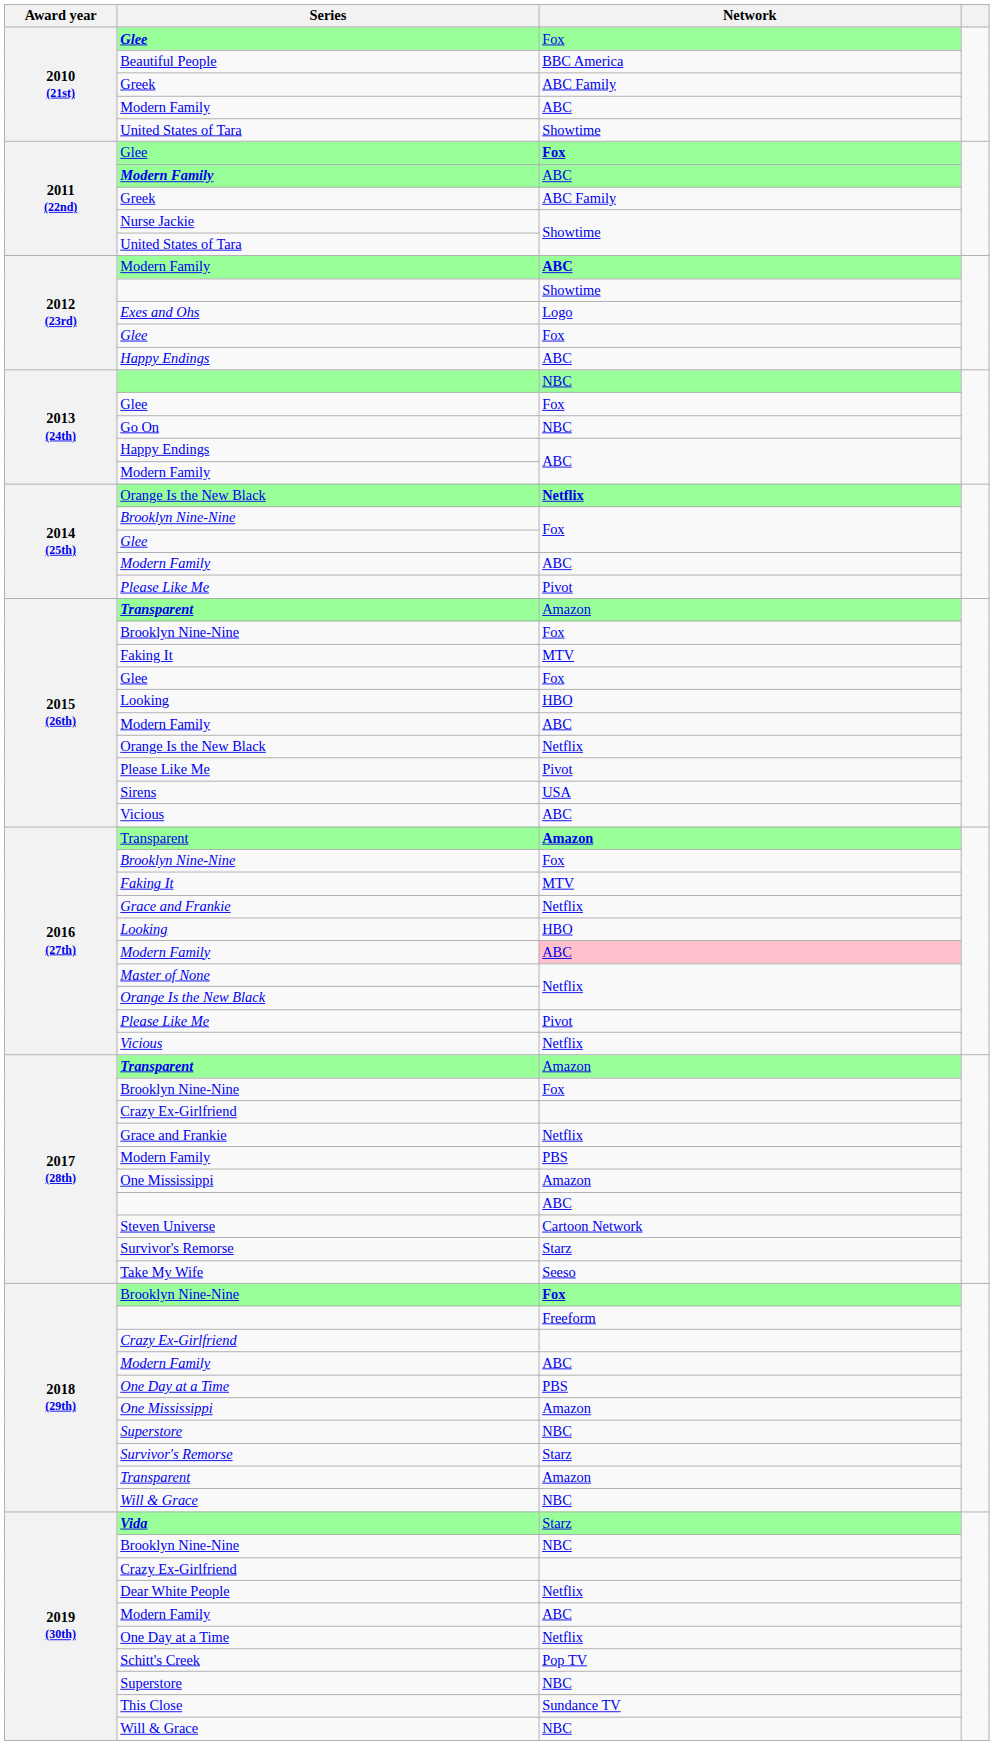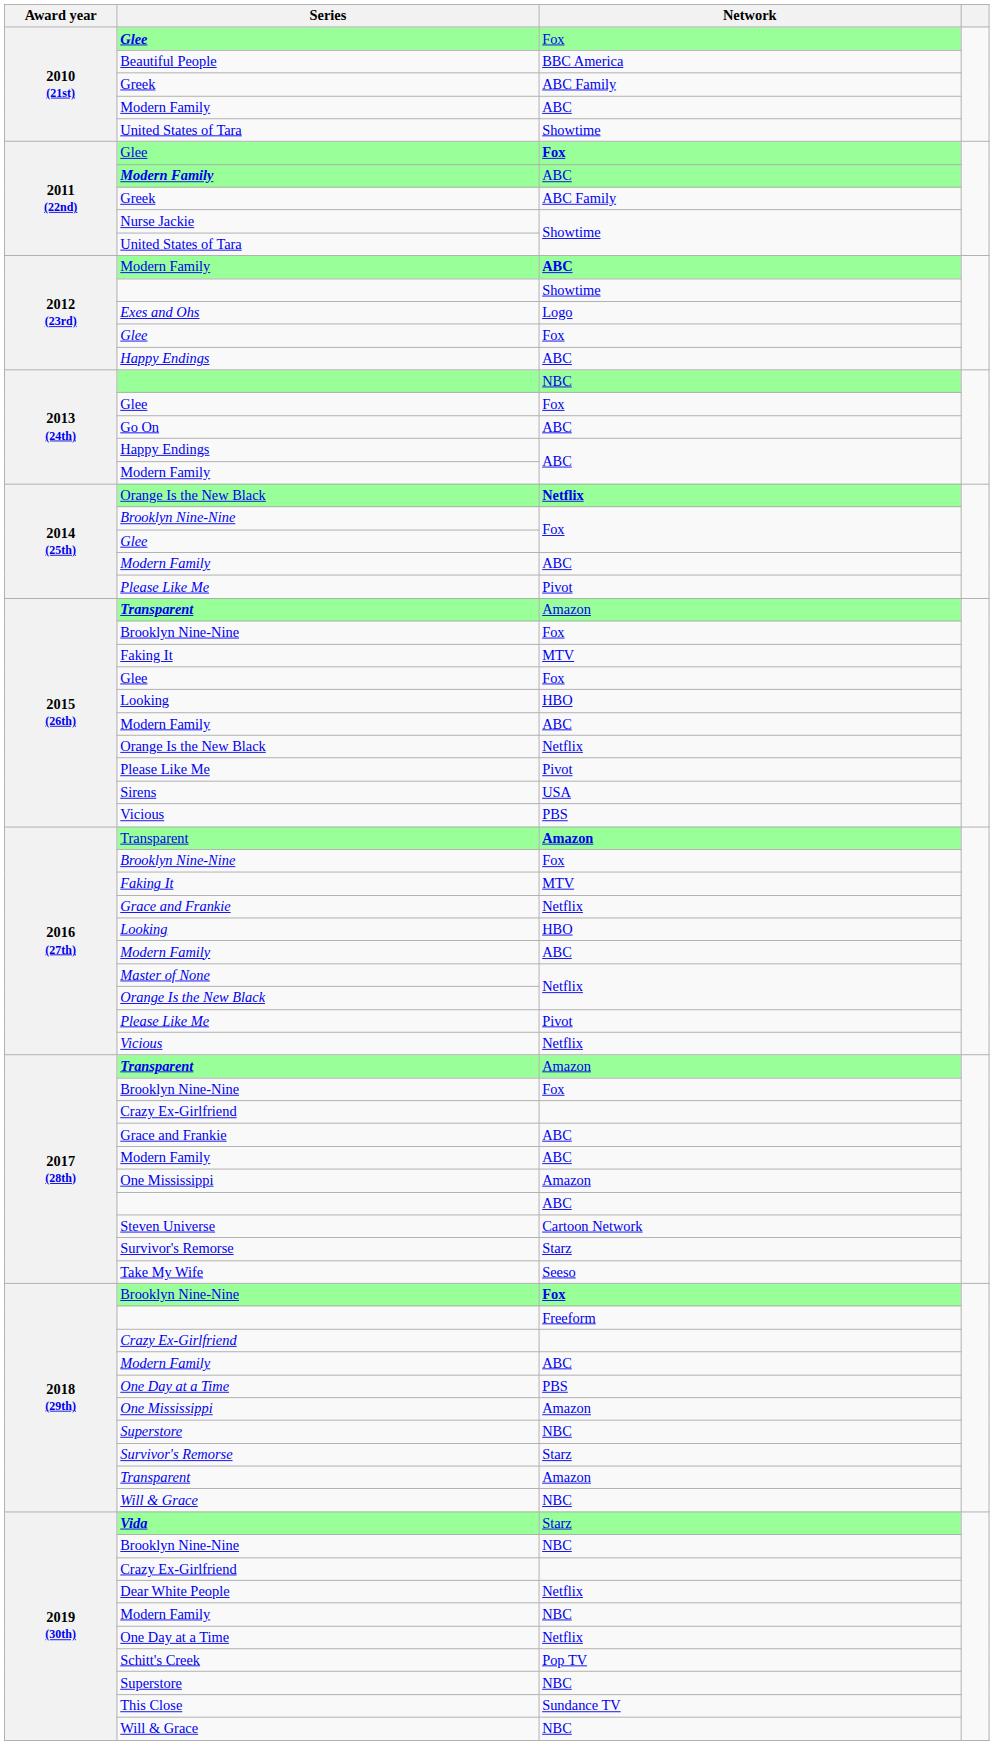(557, 426) NBC -> (557, 426) ABC
(557, 815) ABC -> (555, 815) PBS
(557, 952) pink background -> (557, 952) no background
(563, 1134) Netflix -> (557, 1134) ABC
(555, 1157) PBS -> (557, 1157) ABC
(557, 1614) ABC -> (557, 1614) NBC
